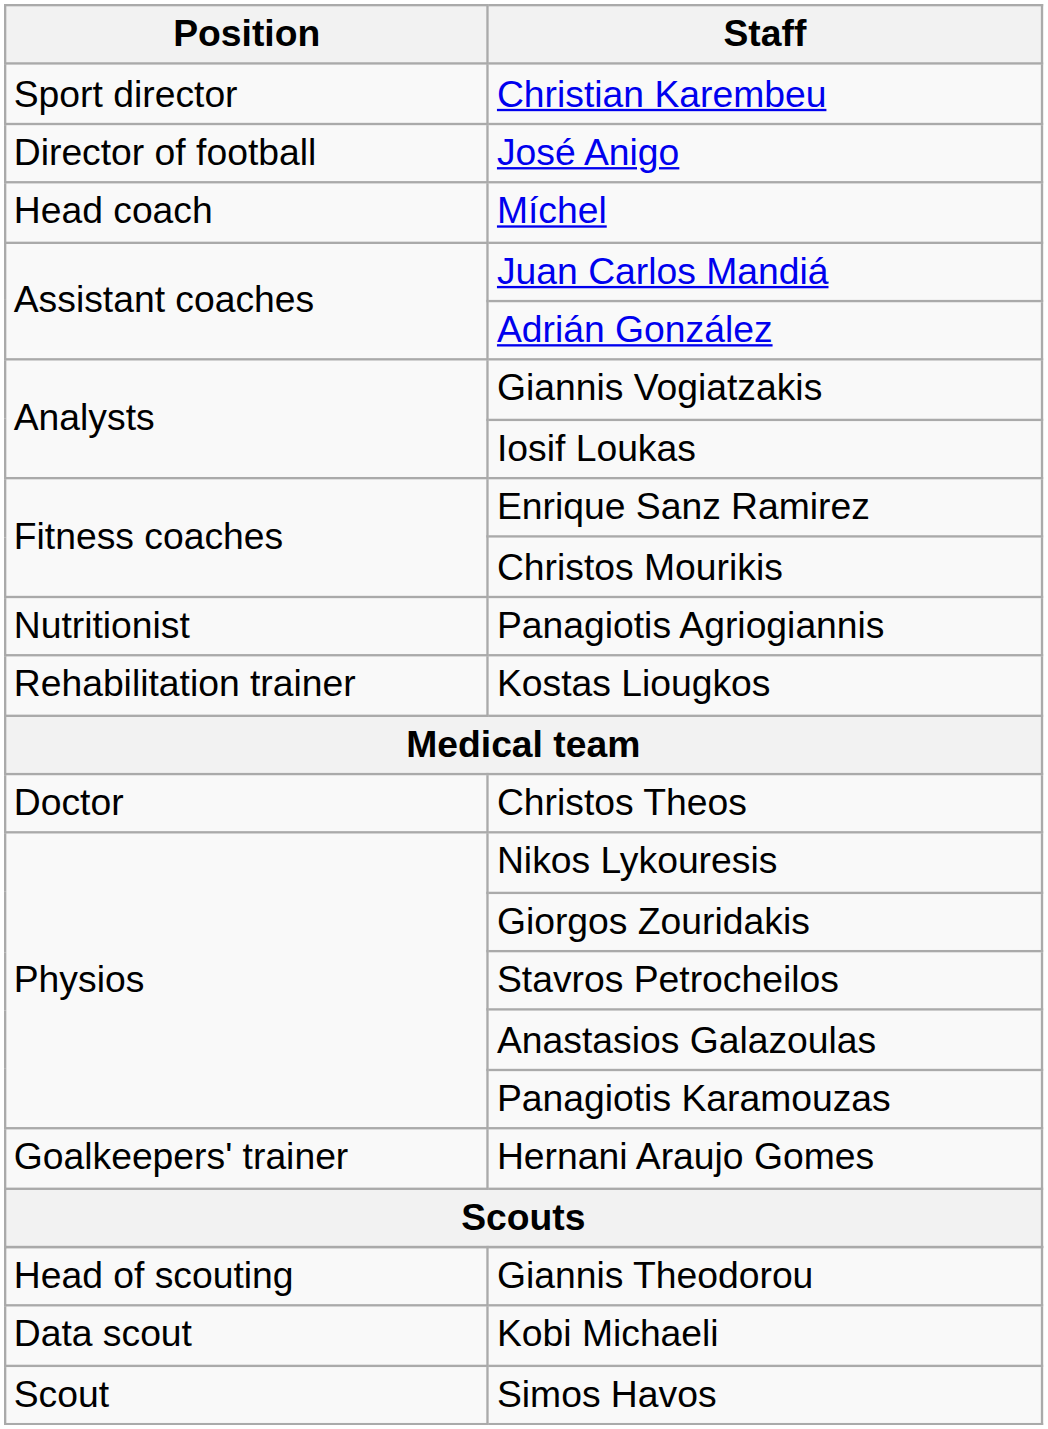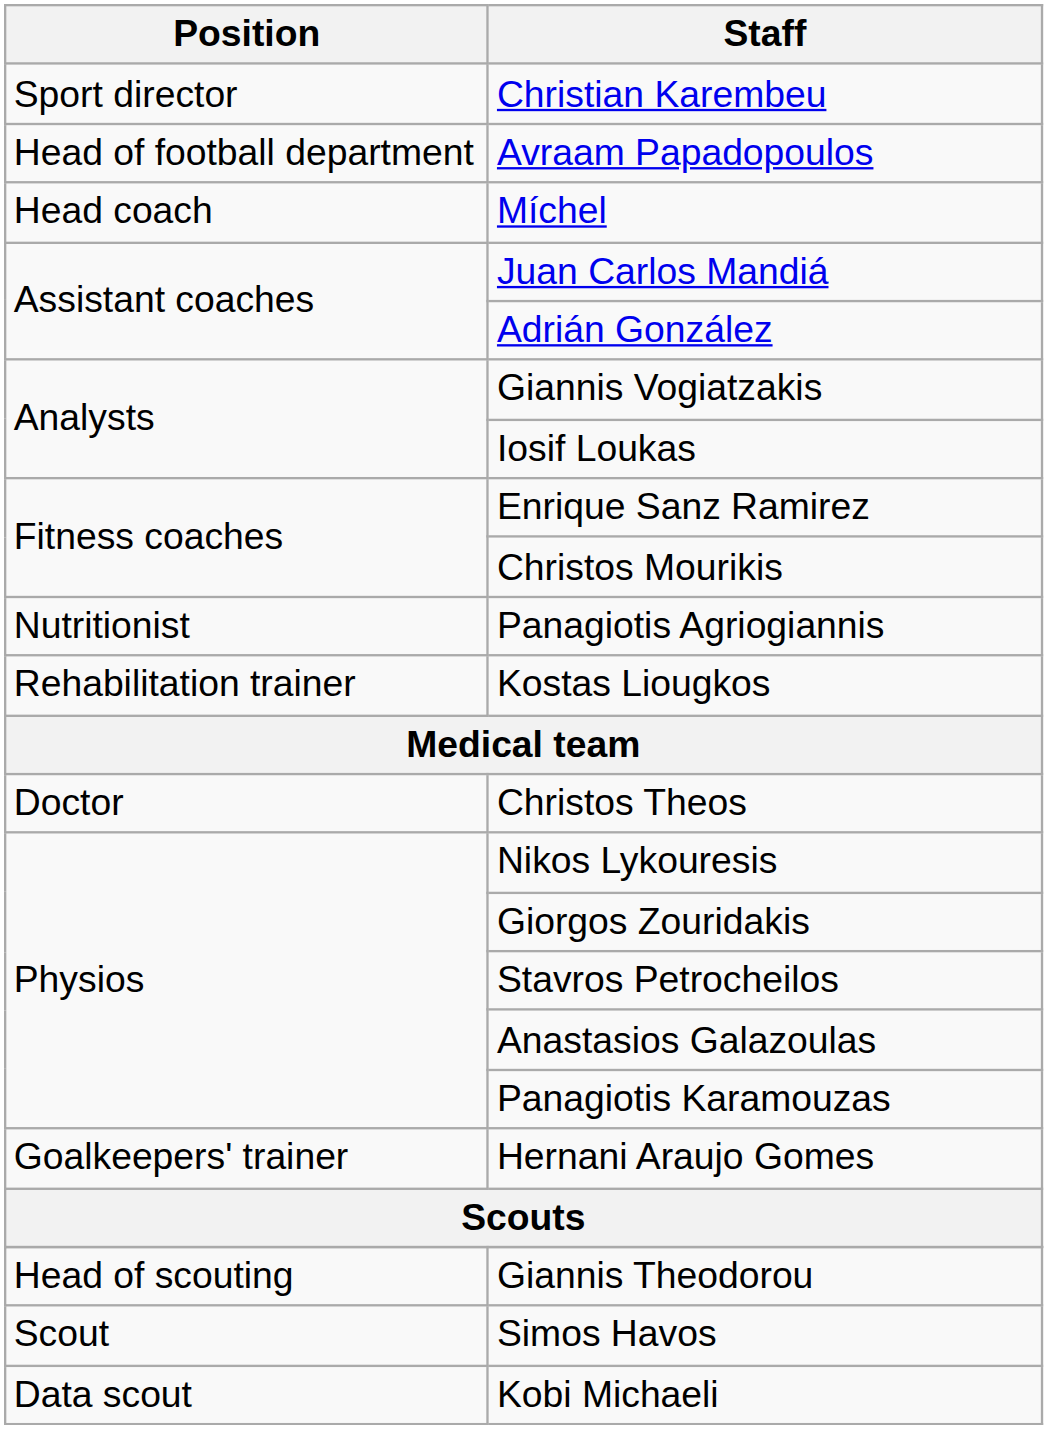- row: (588, 152)
+ row: (685, 152)
rows swapped: (607, 1393) <-> (608, 1334)
